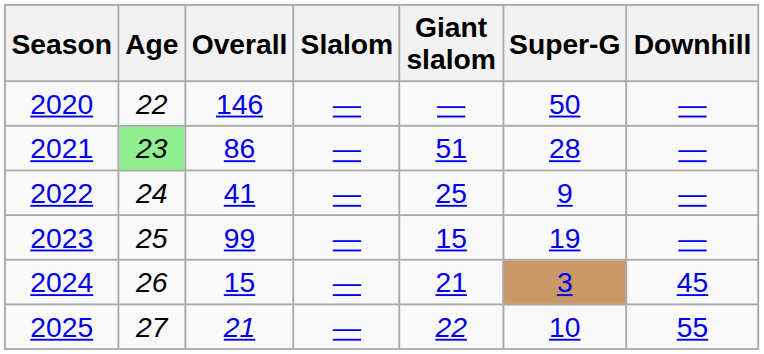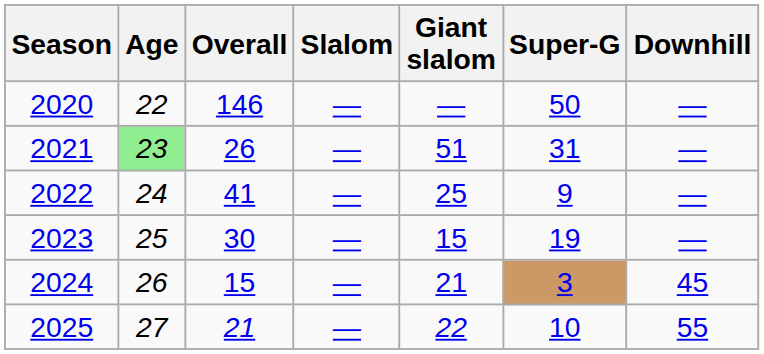(240, 149) 86 -> (240, 149) 26
(565, 149) 28 -> (565, 149) 31
(240, 238) 99 -> (240, 238) 30
